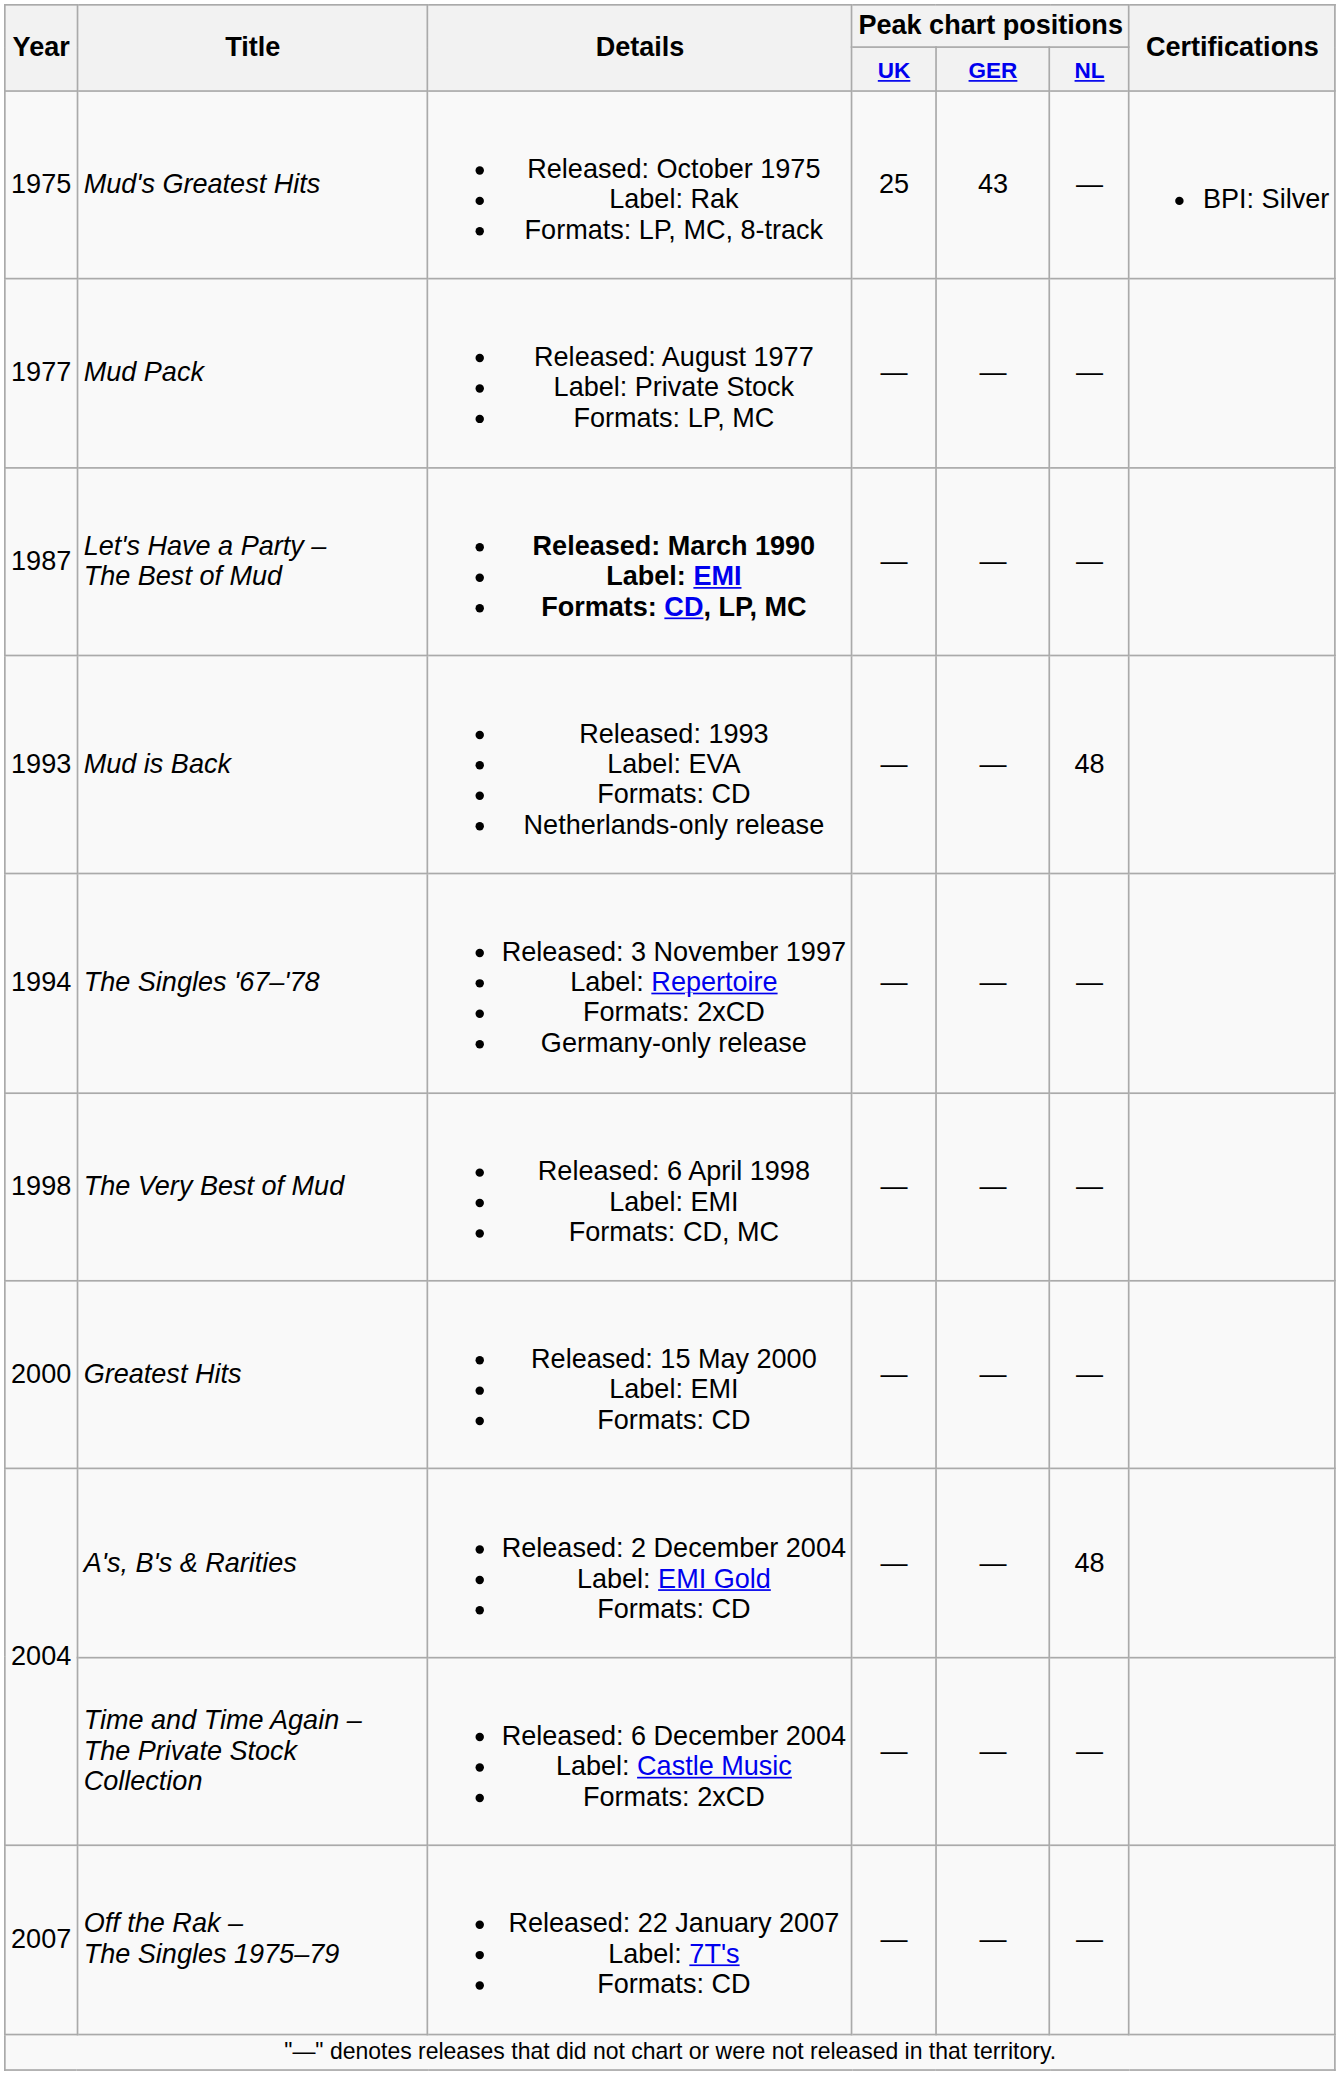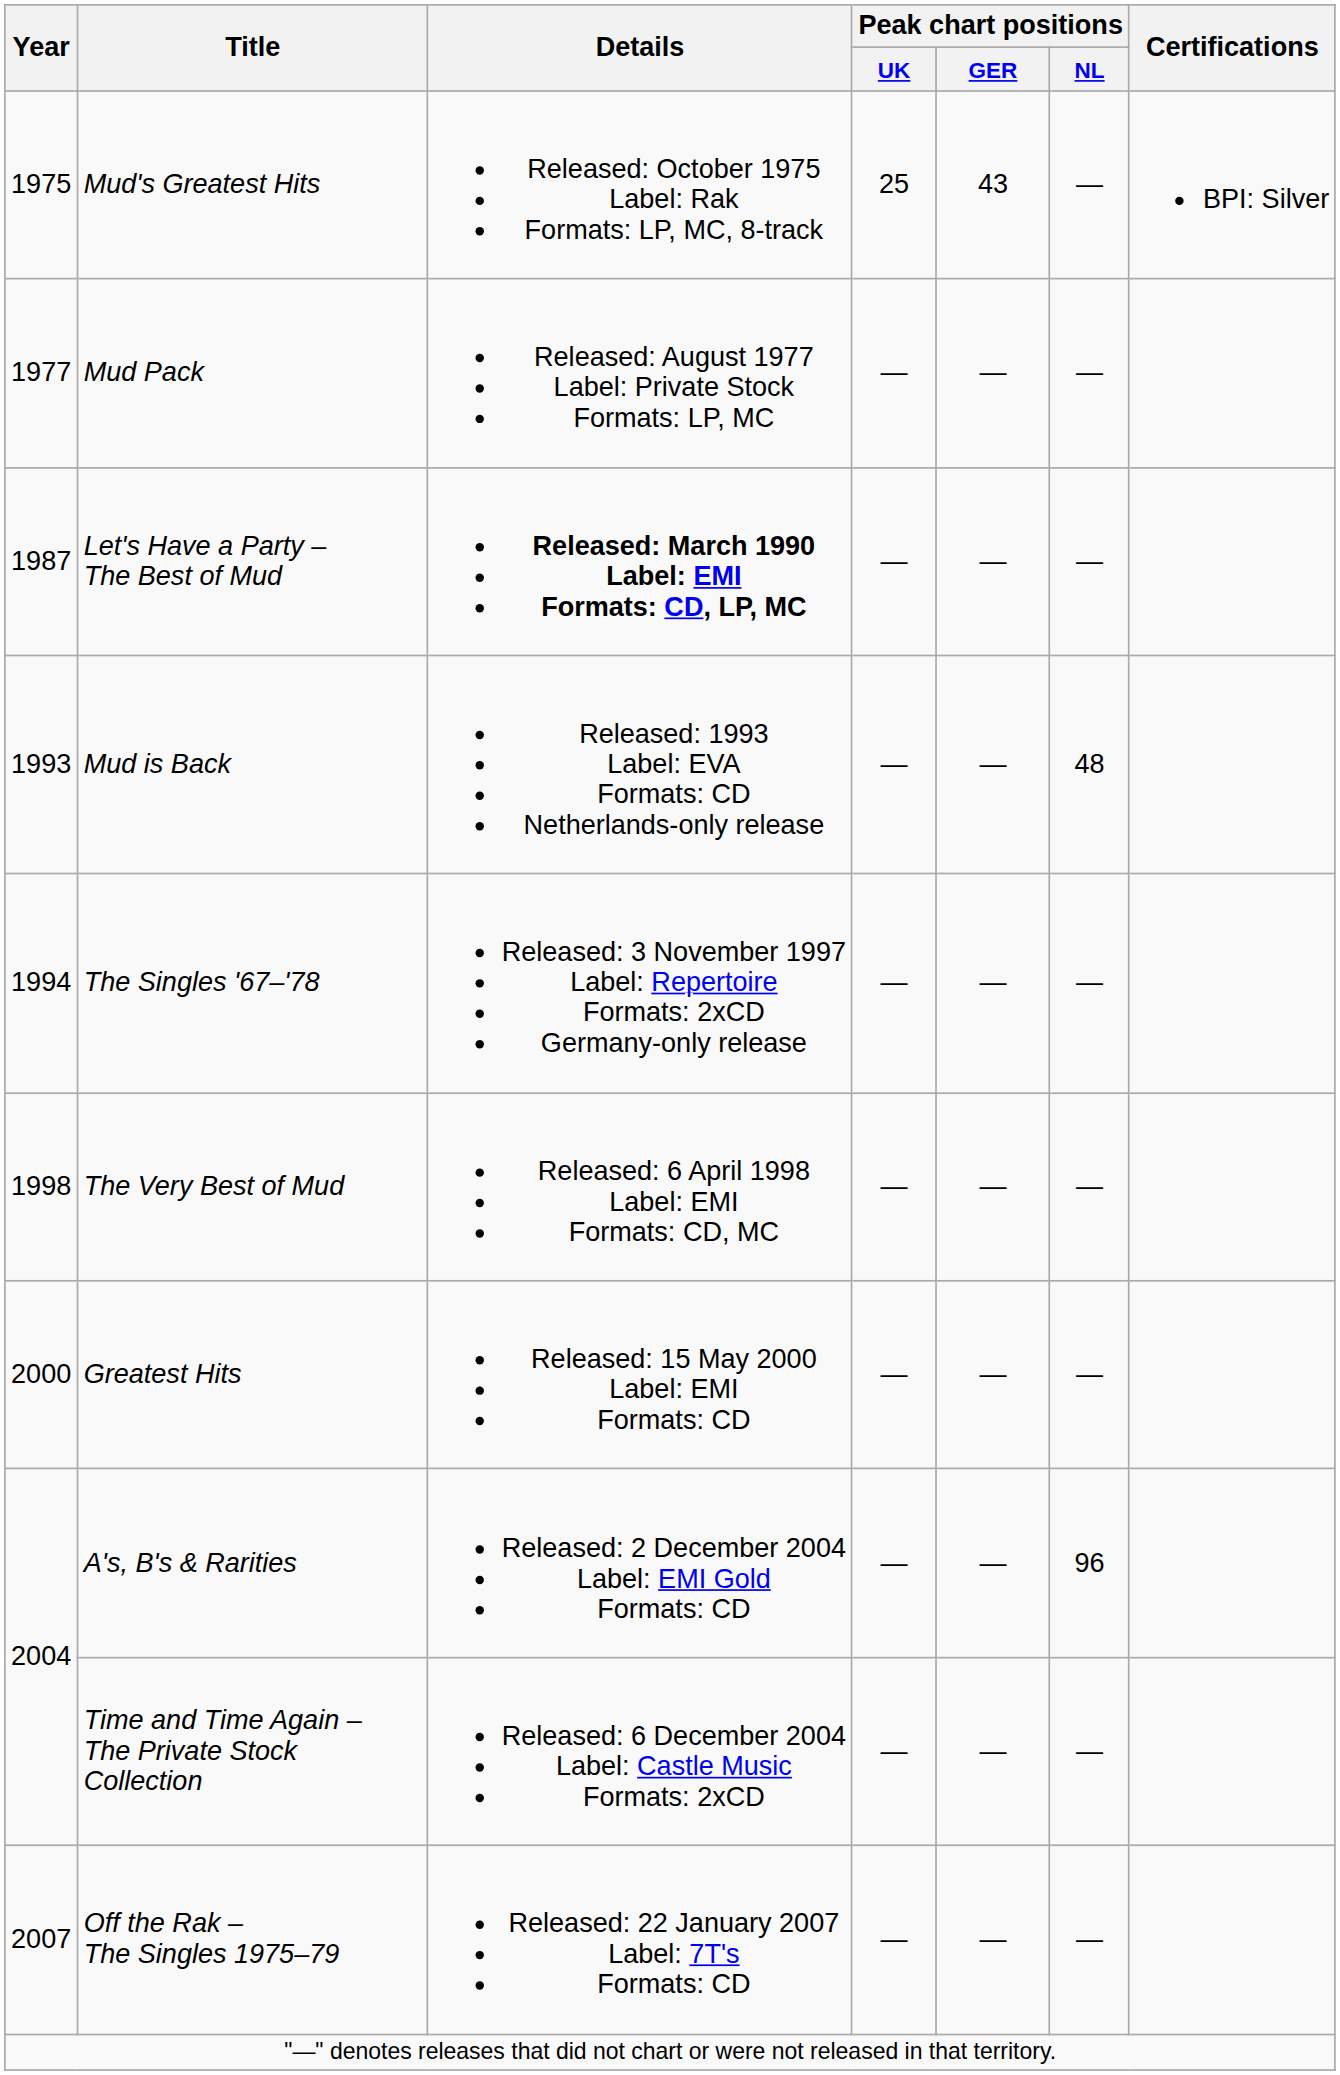(1090, 1562) 48 -> (1090, 1562) 96
